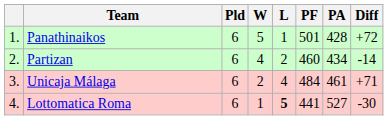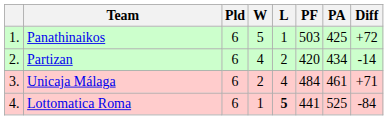(310, 37) 501 -> (310, 37) 503
(337, 37) 428 -> (337, 37) 425
(310, 59) 460 -> (310, 59) 420
(337, 103) 527 -> (337, 103) 525
(367, 103) -30 -> (367, 103) -84
